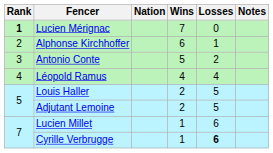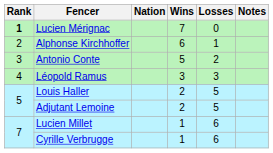(182, 76) 4 -> (182, 76) 3
(216, 76) 4 -> (216, 76) 3
(216, 140) bold -> (216, 140) normal
